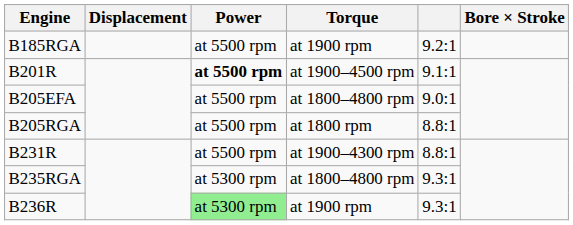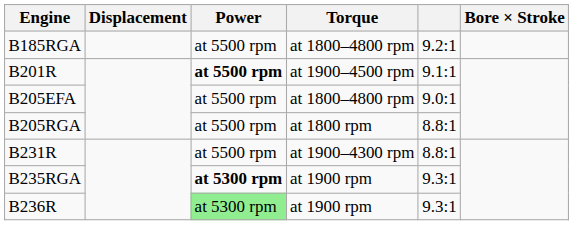(331, 44) at 1900 rpm -> (352, 44) at 1800–4800 rpm
(236, 179) normal -> (238, 179) bold
(352, 179) at 1800–4800 rpm -> (331, 179) at 1900 rpm
